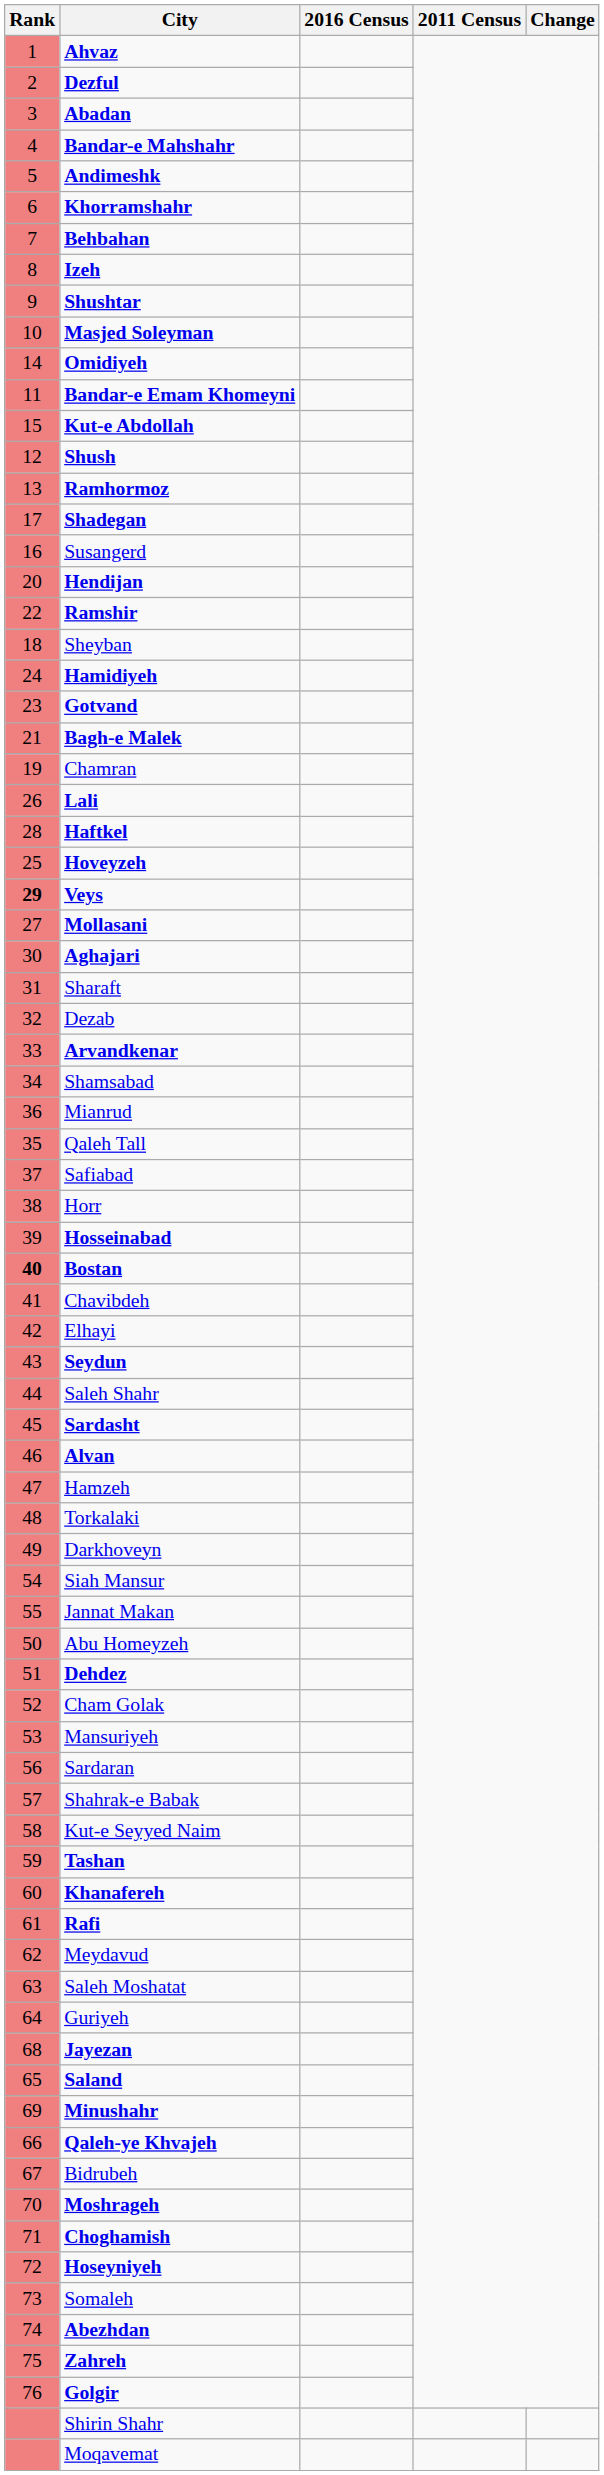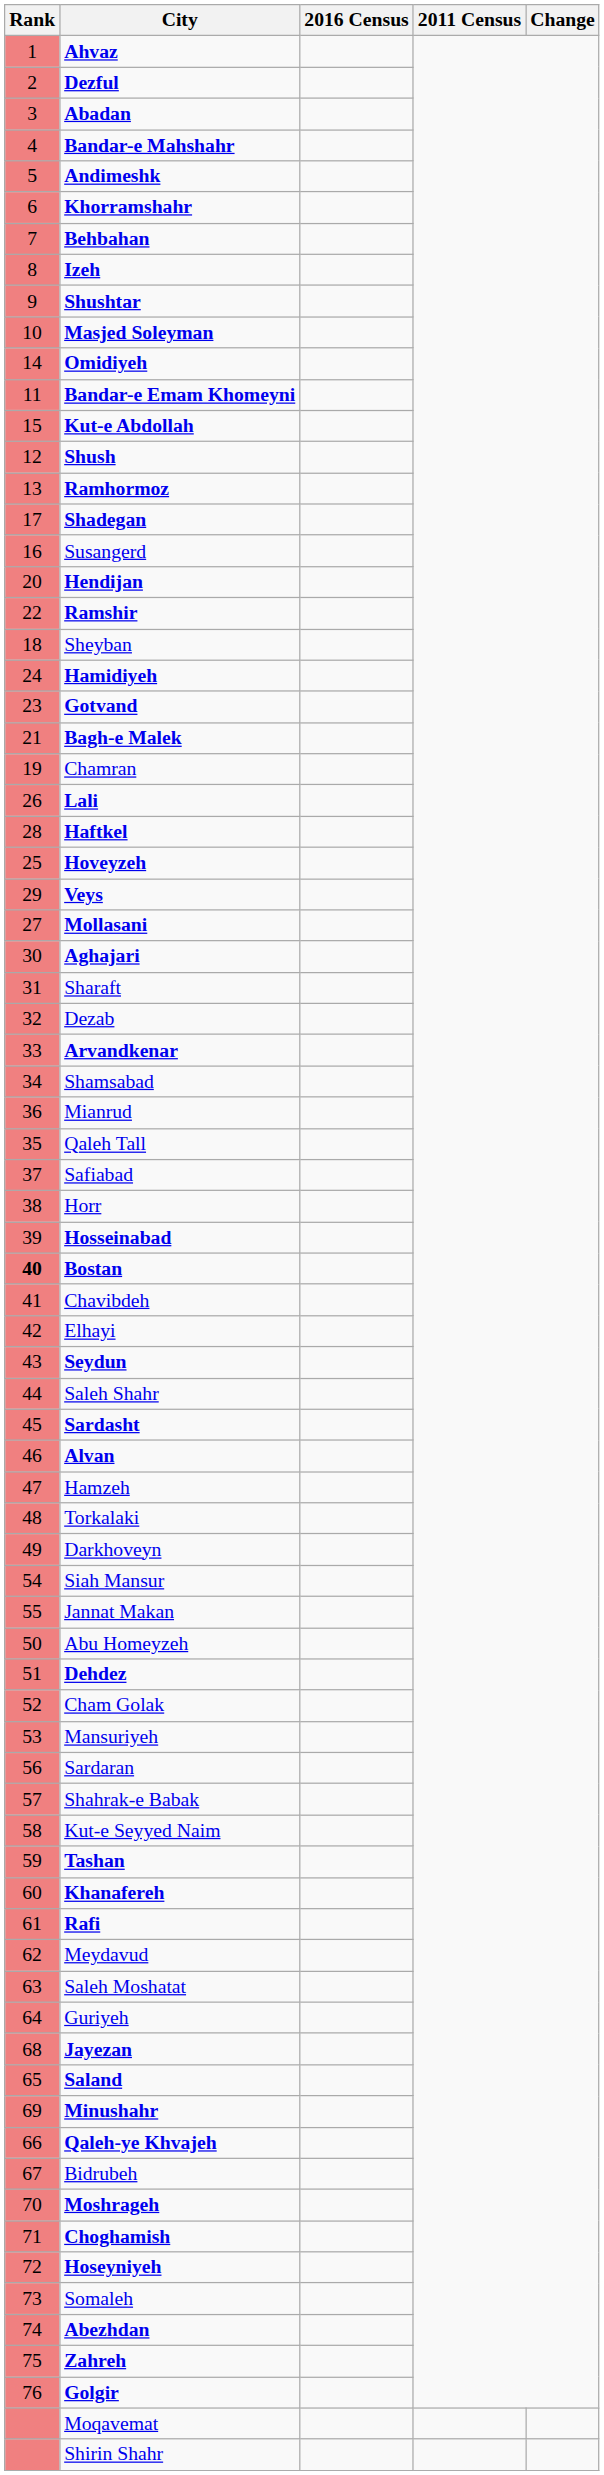(32, 894) bold -> (32, 894) normal
rows swapped: (111, 2454) <-> (114, 2423)
